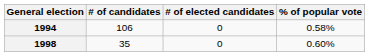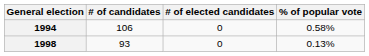(124, 43) 35 -> (124, 43) 93
(320, 43) 0.60% -> (320, 43) 0.13%
